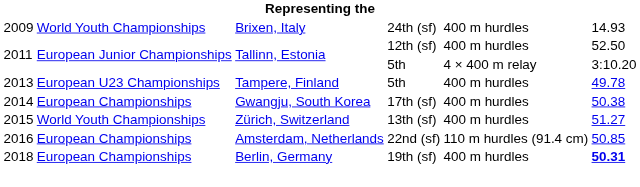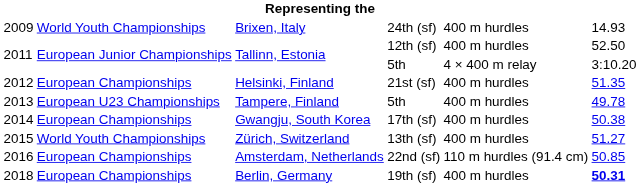+ row: (18, 83)
